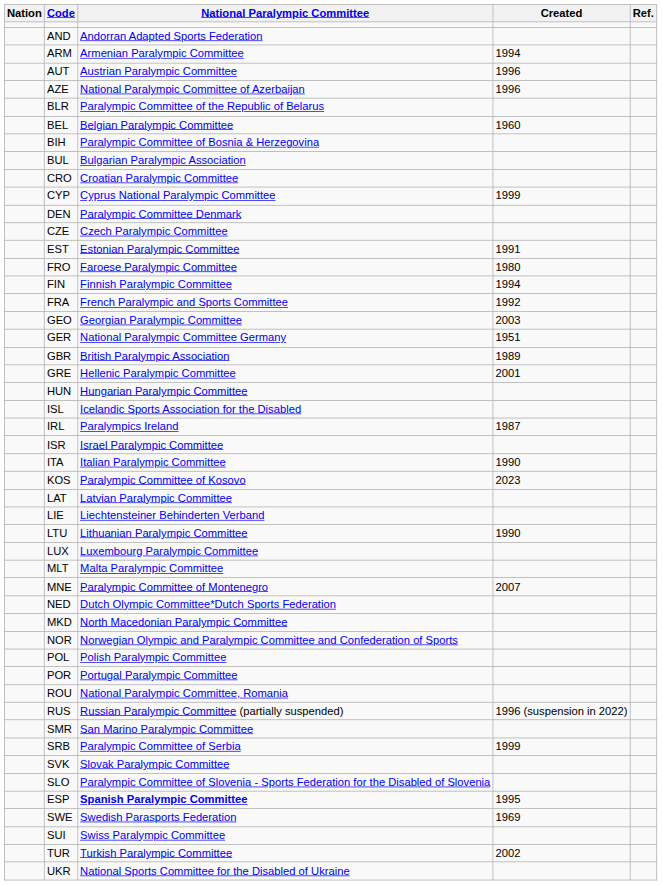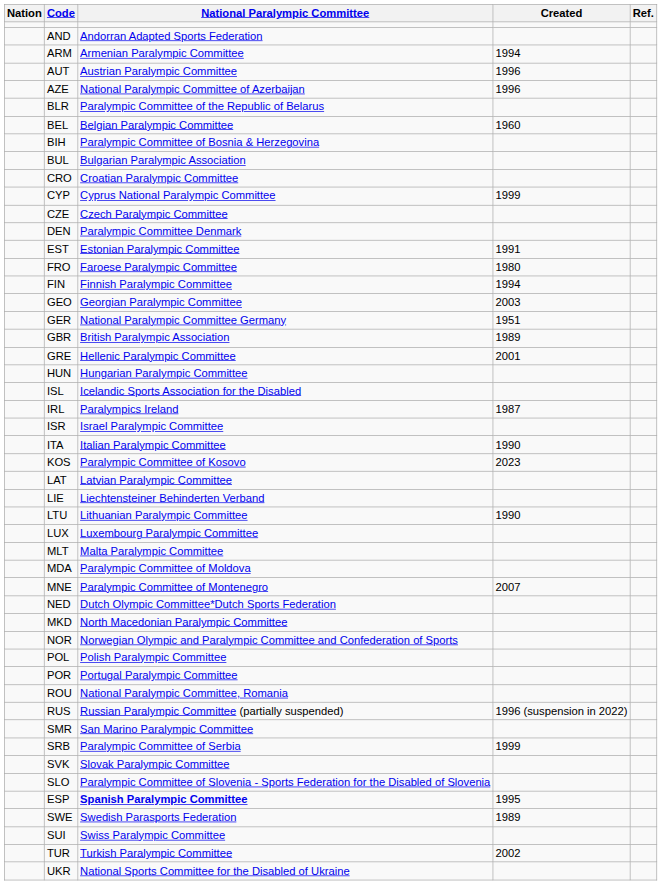rows swapped: (58, 231) <-> (59, 213)
- row: (58, 302)
+ row: (59, 569)
(508, 817) 1969 -> (508, 817) 1989
